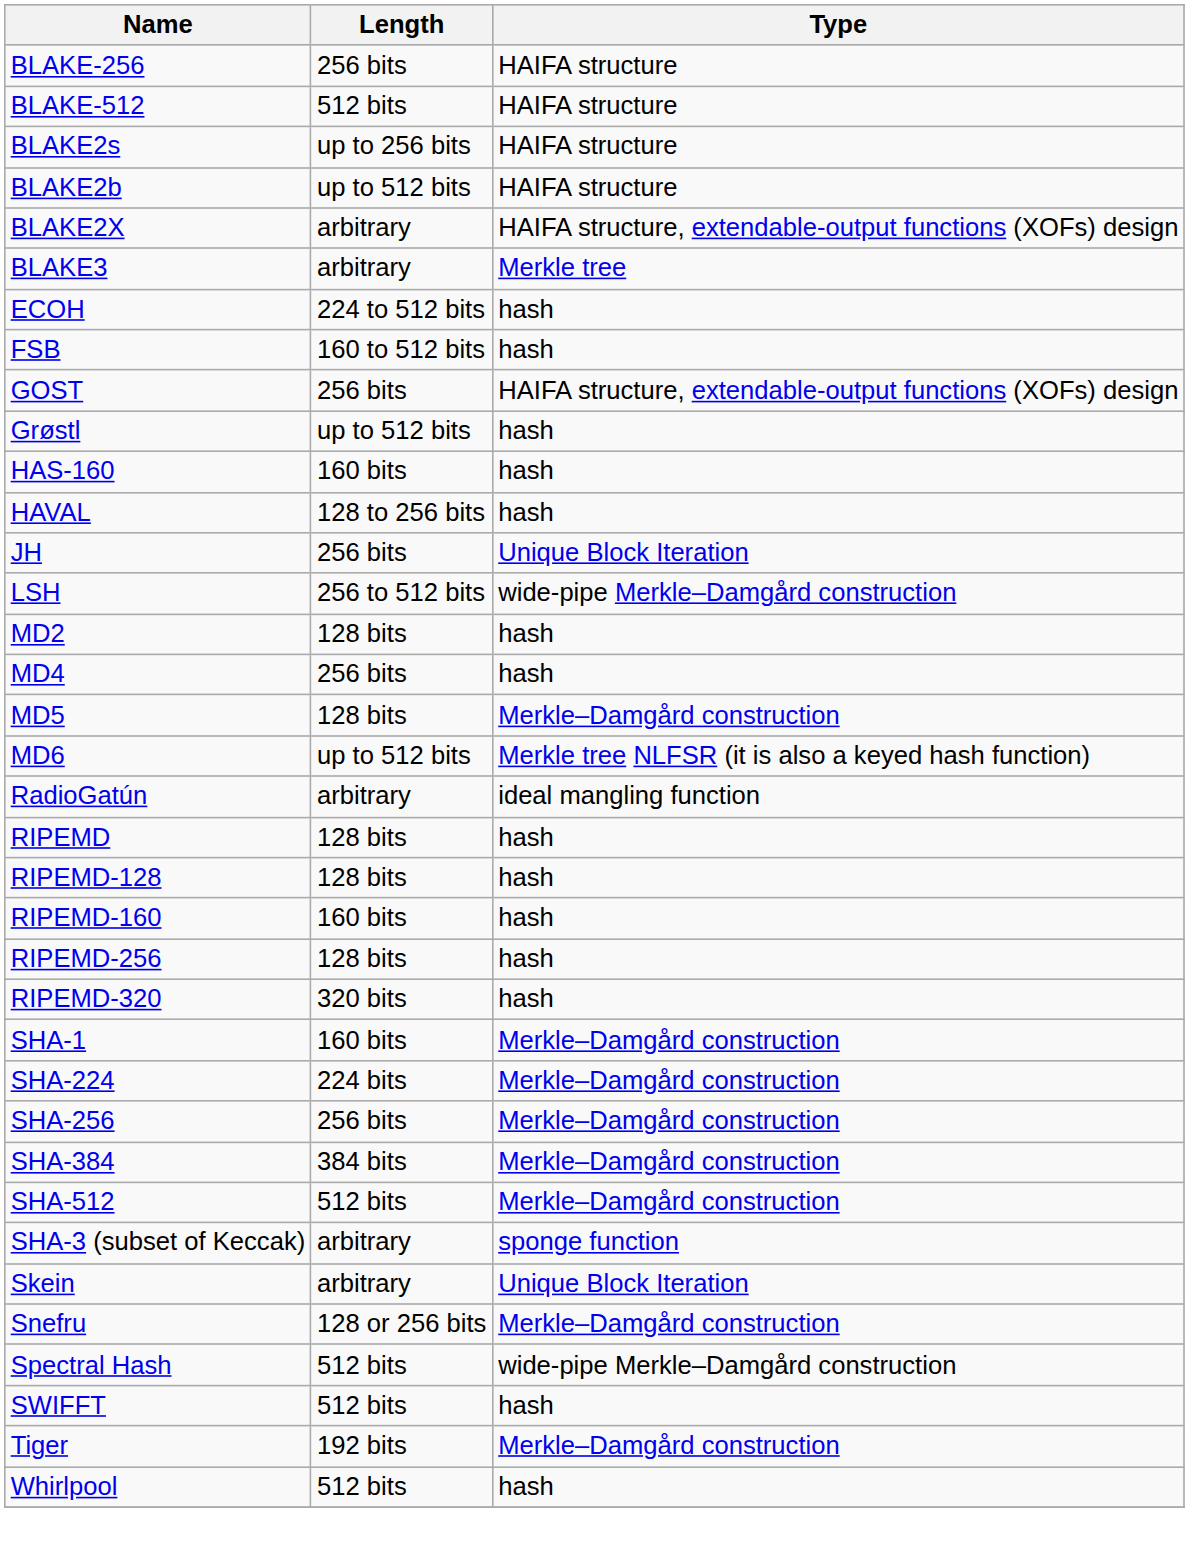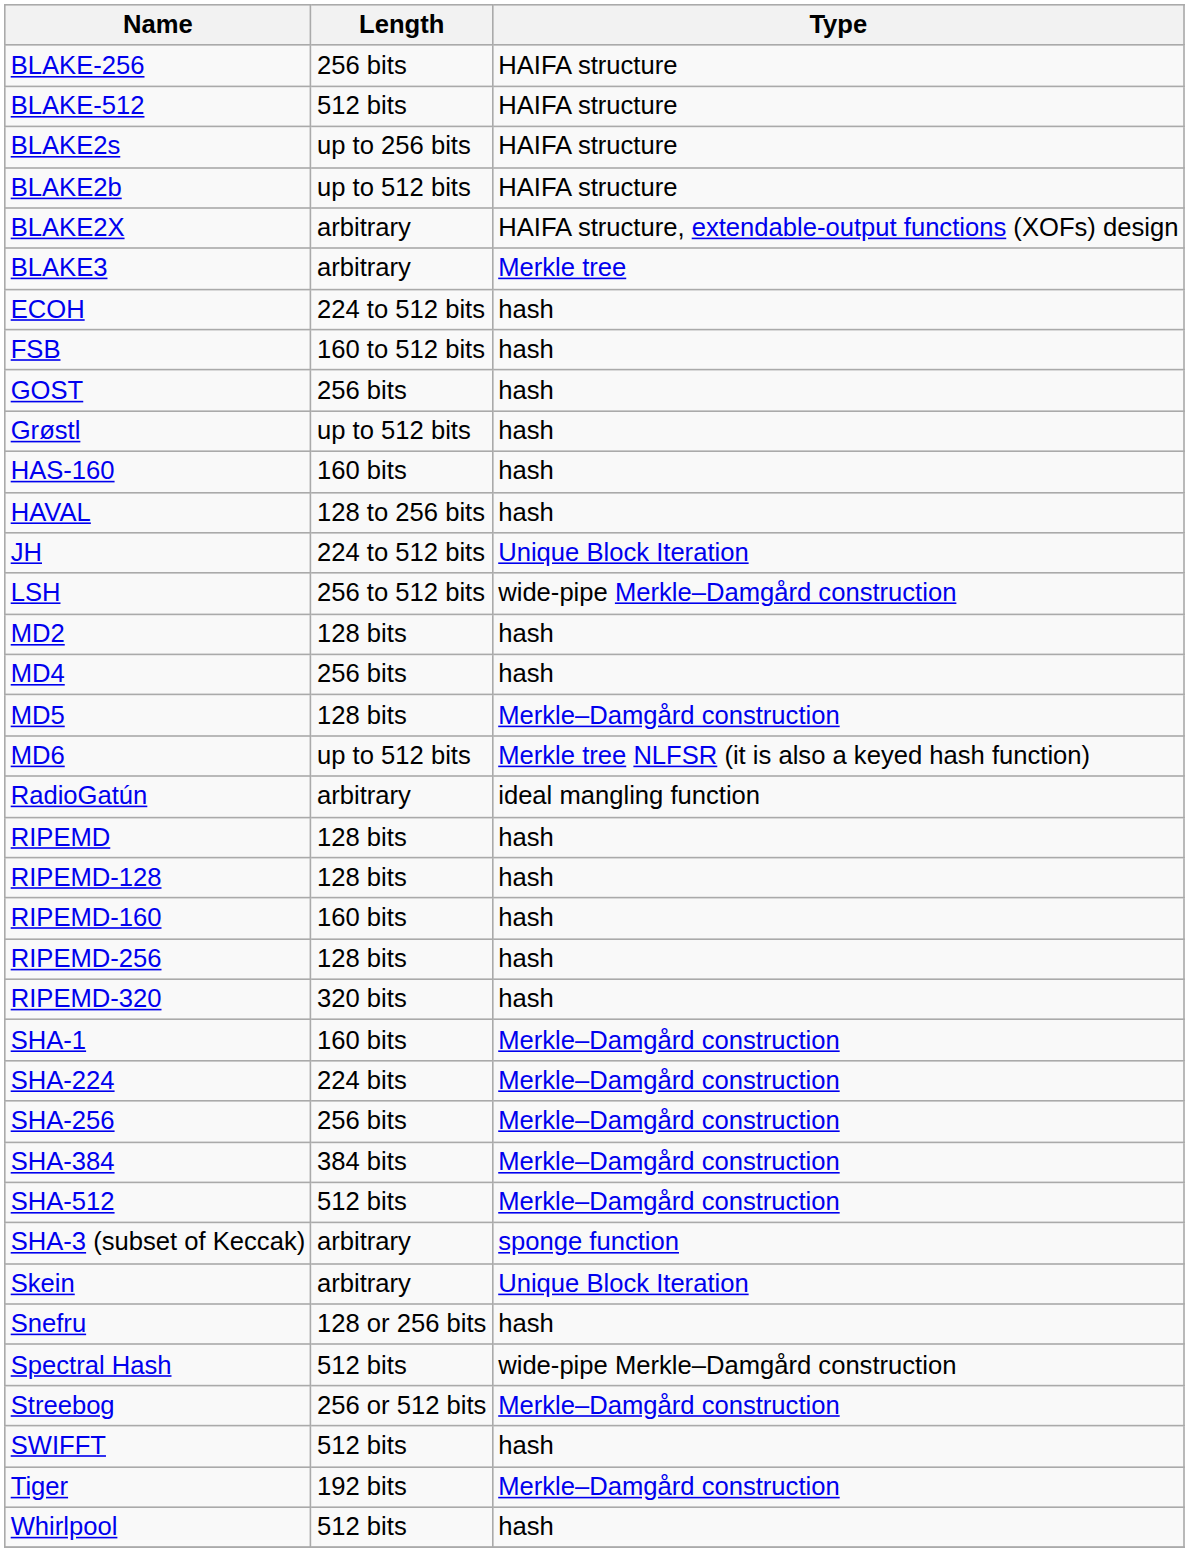(838, 390) HAIFA structure, extendable-output functions (XOFs) design -> (526, 390) hash
(362, 552) 256 bits -> (401, 552) 224 to 512 bits
(669, 1324) Merkle–Damgård construction -> (526, 1324) hash
+ row: (63, 1405)
